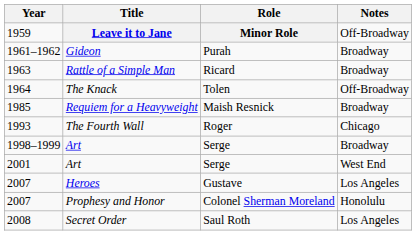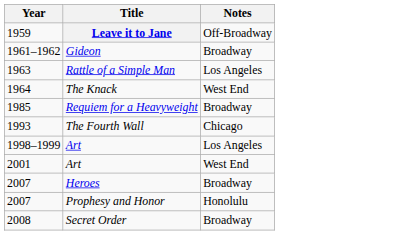- column: (269, 13)
(364, 70) Broadway -> (233, 70) Los Angeles
(375, 88) Off-Broadway -> (226, 88) West End
(364, 145) Broadway -> (233, 145) Los Angeles
(370, 182) Los Angeles -> (227, 182) Broadway
(370, 220) Los Angeles -> (227, 220) Broadway
